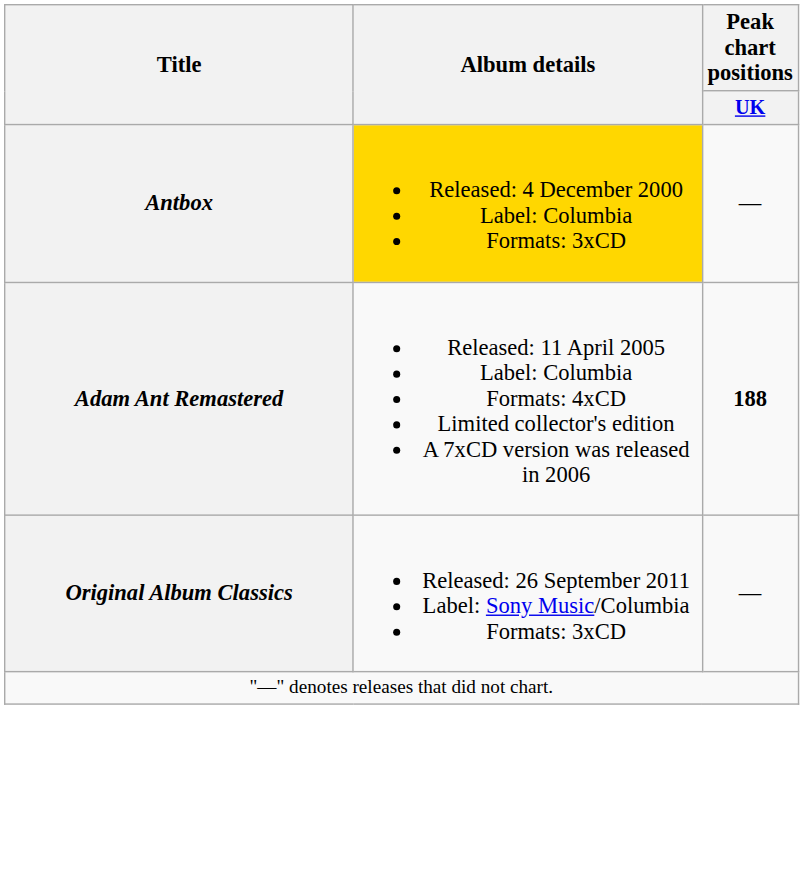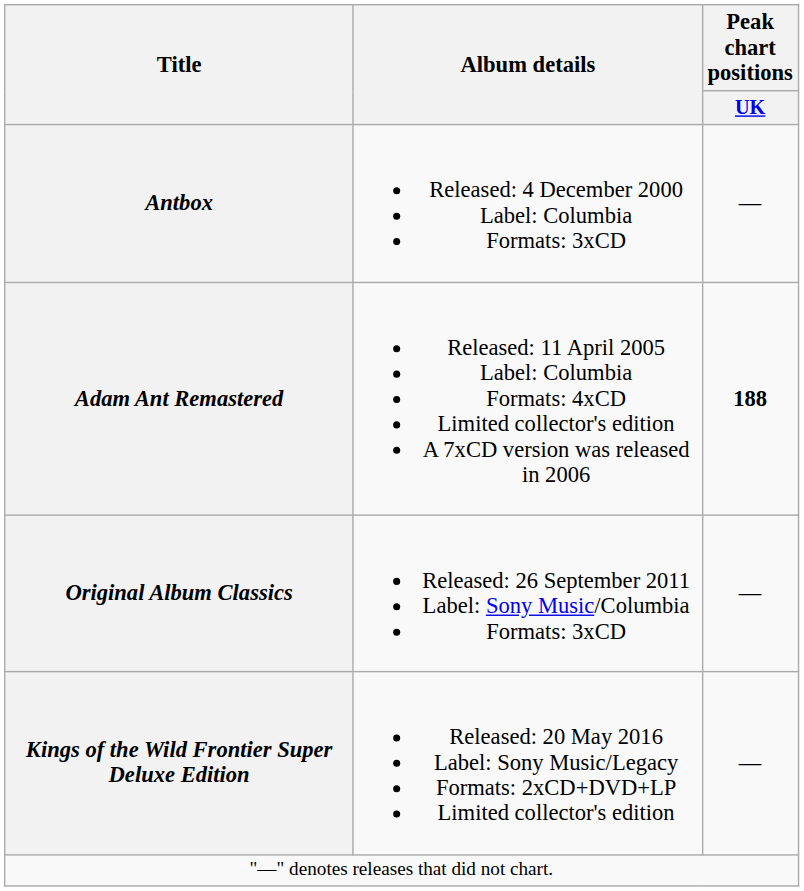(528, 216) gold background -> (528, 216) no background
+ row: (179, 762)
